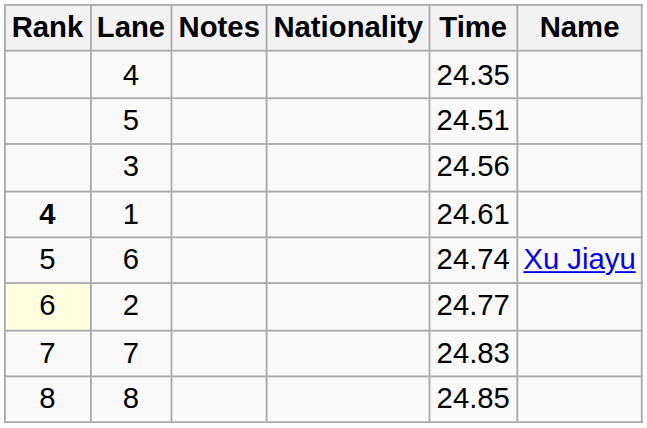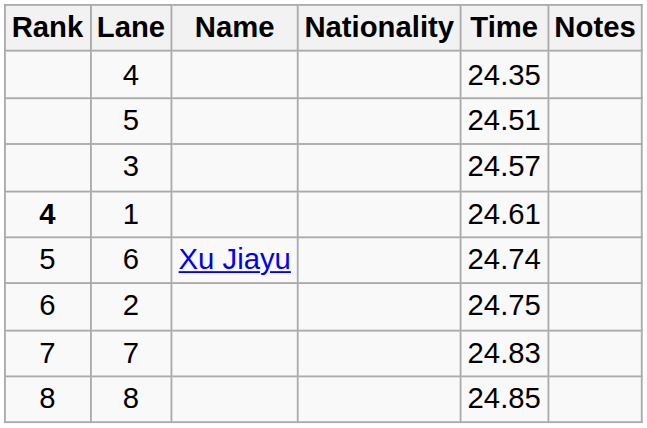columns swapped: (580, 27) <-> (219, 27)
(473, 167) 24.56 -> (504, 167) 24.57
(47, 306) lightyellow background -> (47, 306) no background
(473, 306) 24.77 -> (504, 306) 24.75
